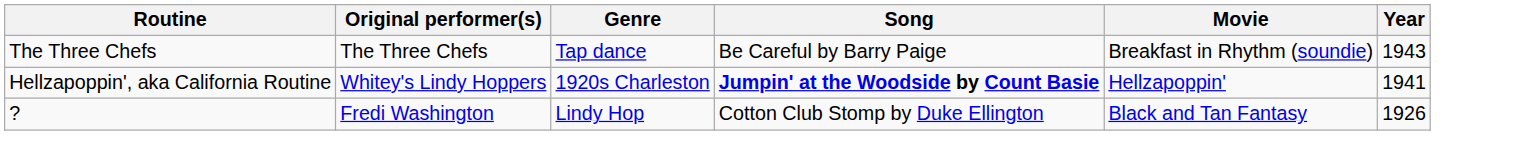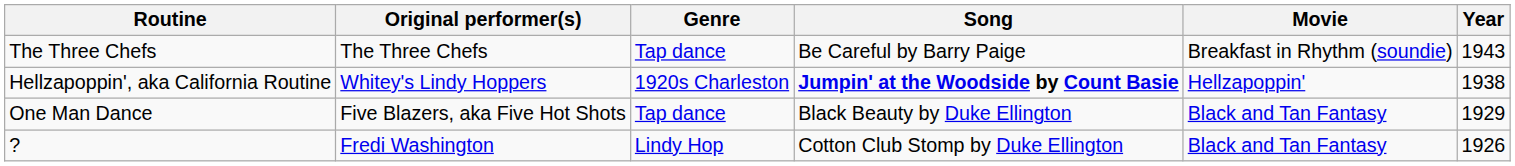(1404, 82) 1941 -> (1483, 82) 1938
+ row: (81, 113)
